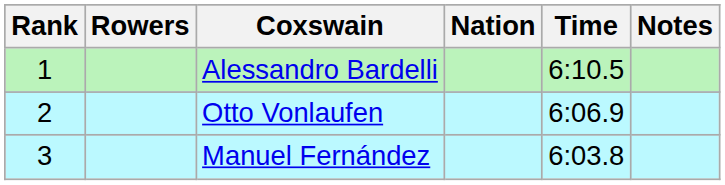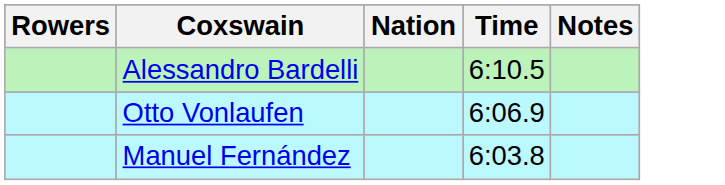- column: (45, 26)
